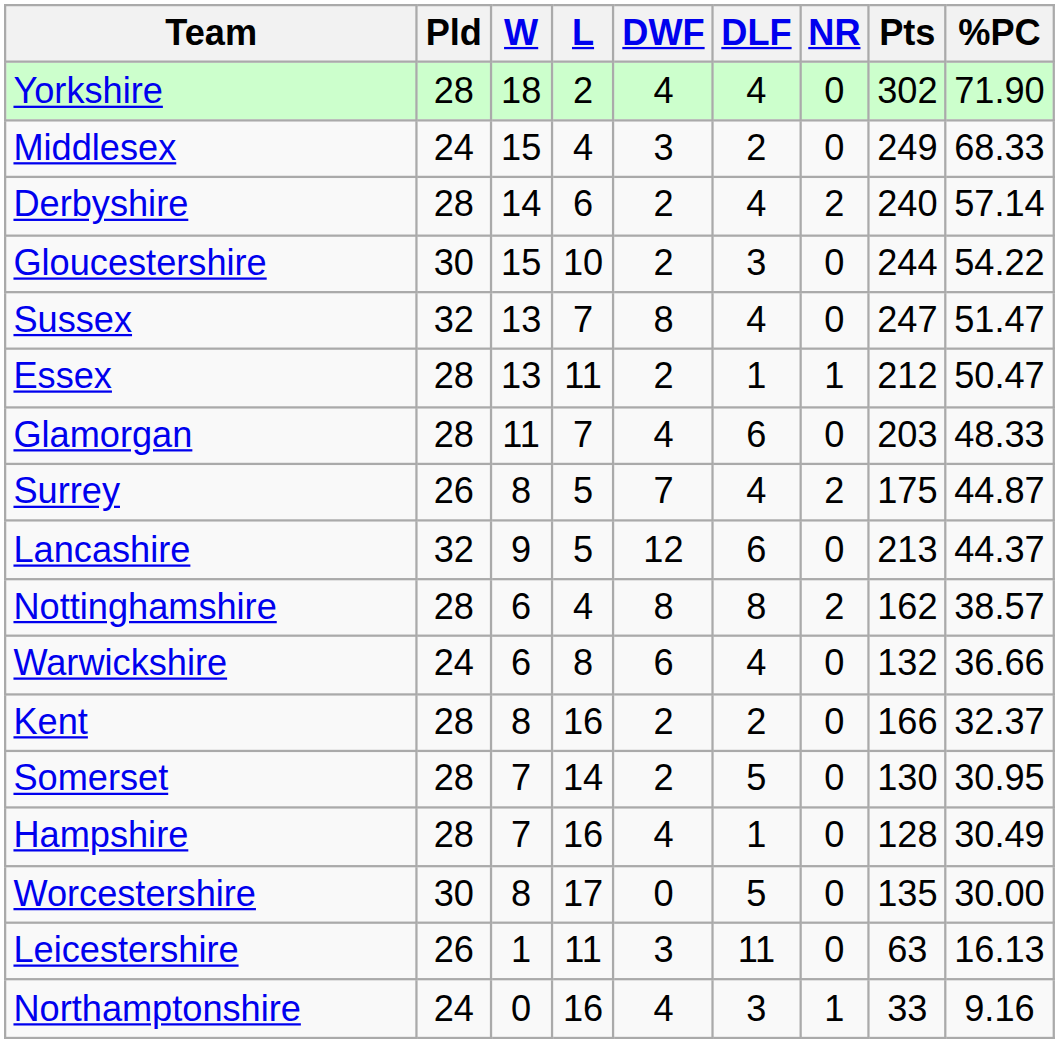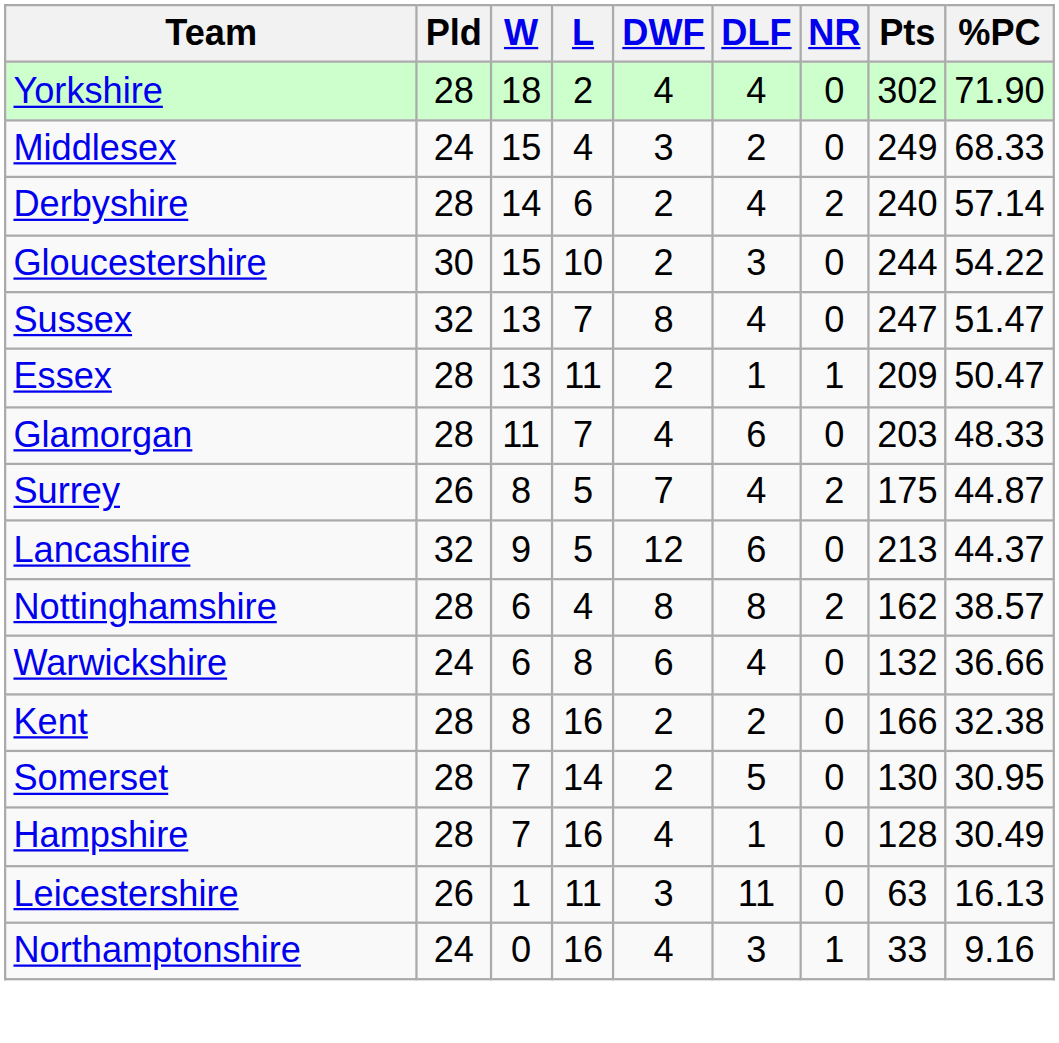(907, 377) 212 -> (907, 377) 209
(999, 721) 32.37 -> (999, 721) 32.38
- row: (135, 893)
